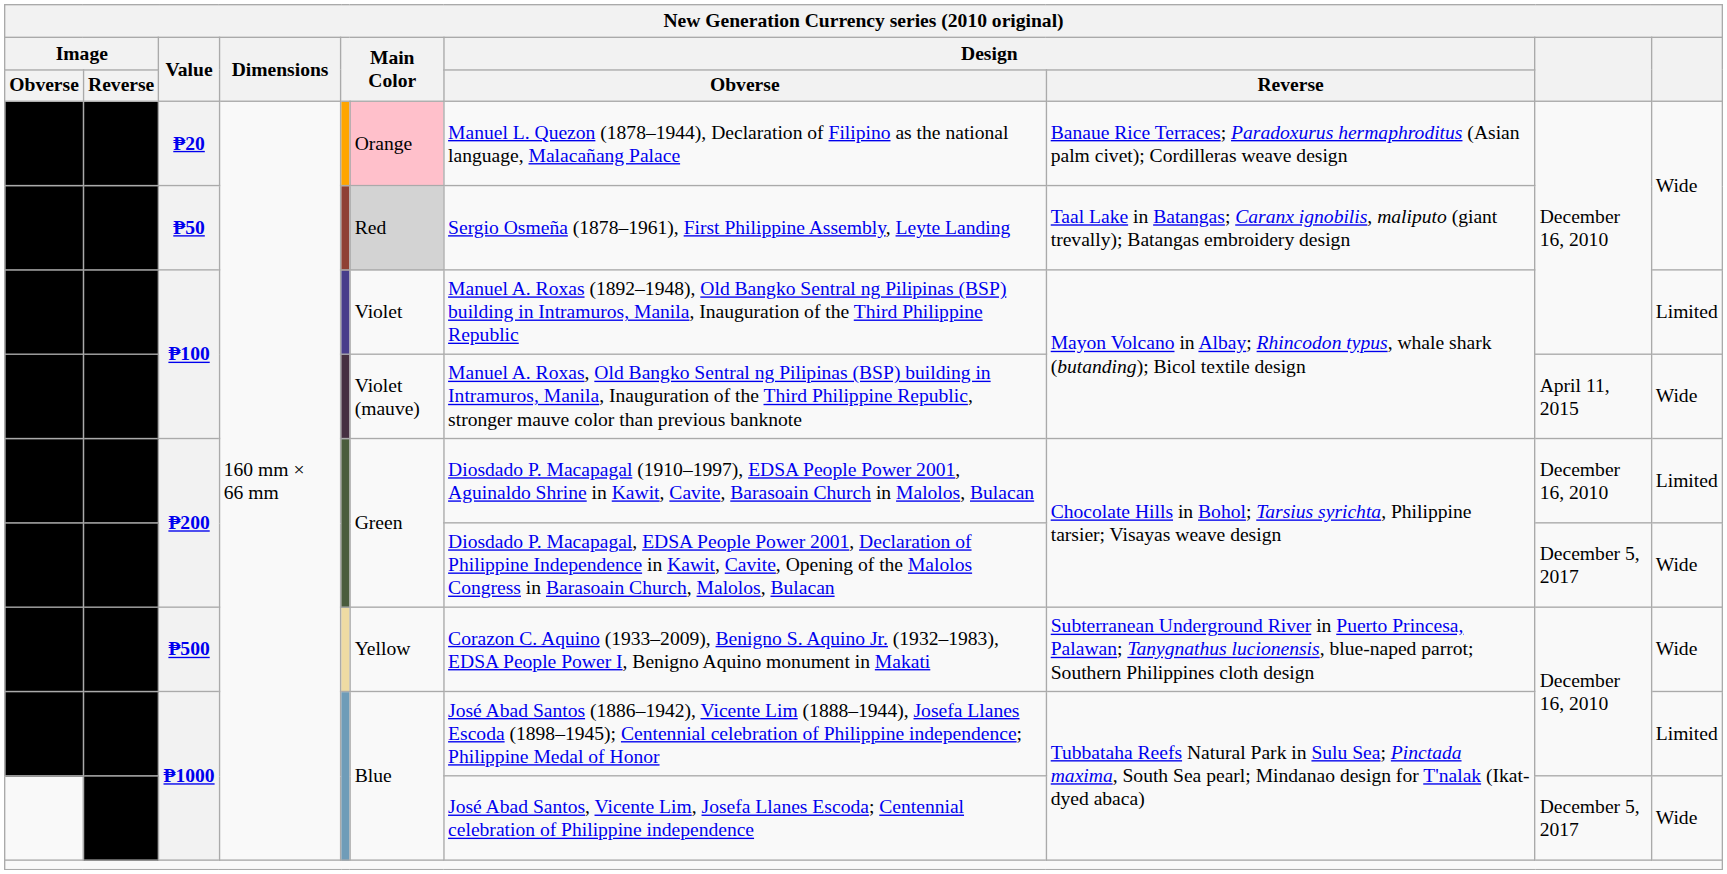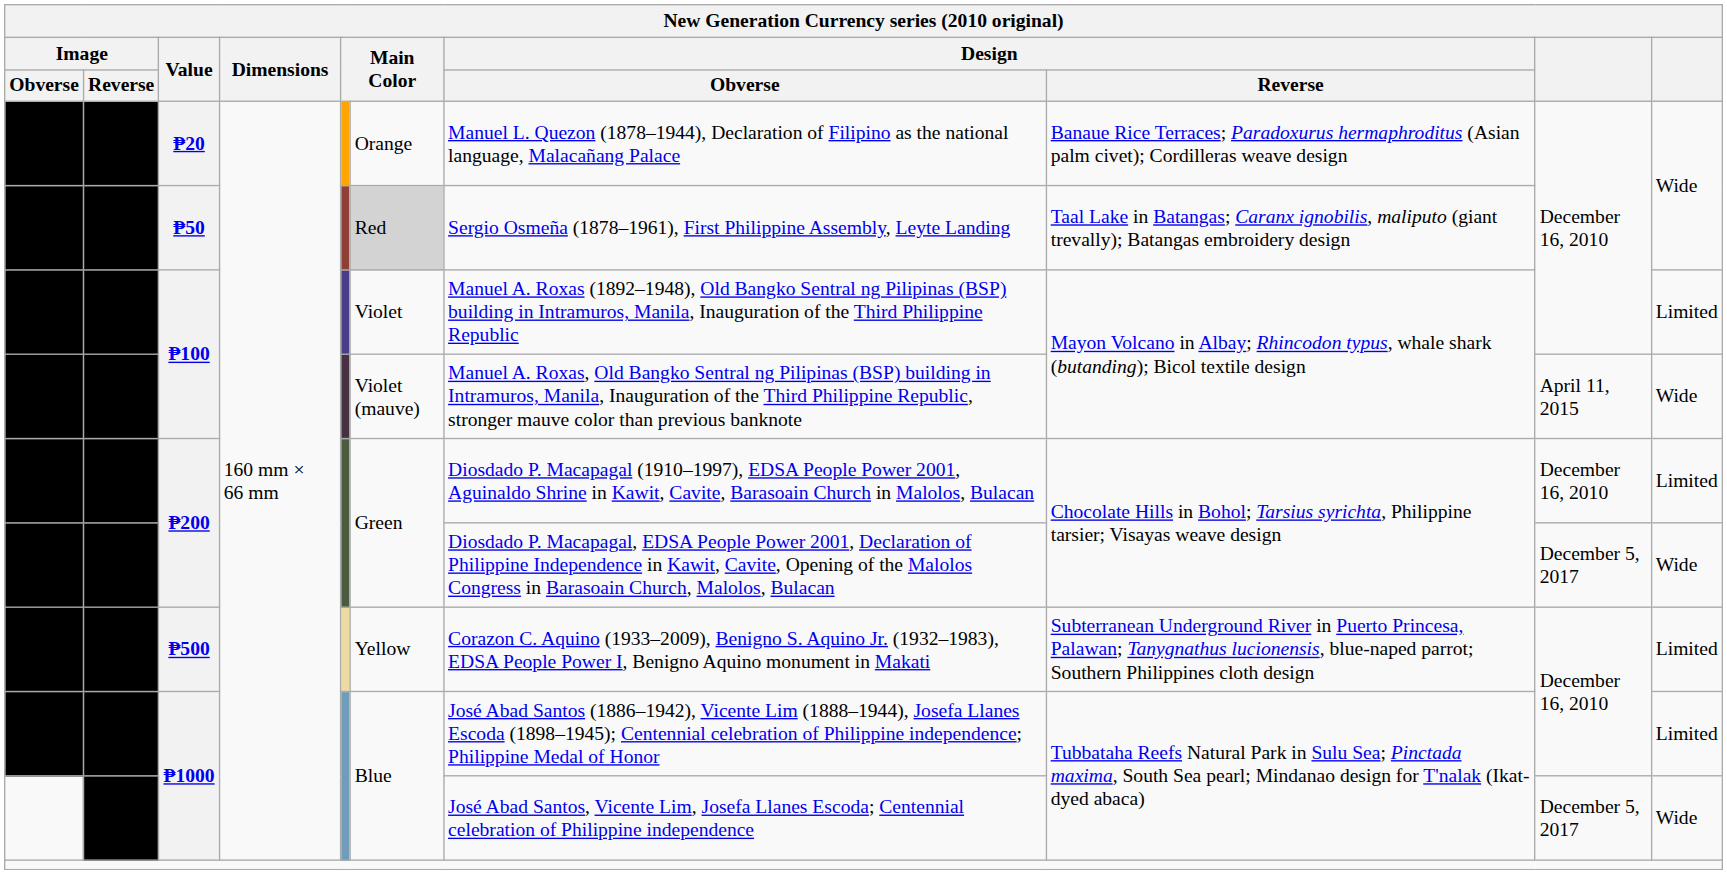(383, 143) pink background -> (383, 143) no background
(1677, 649) Wide -> (1687, 649) Limited
